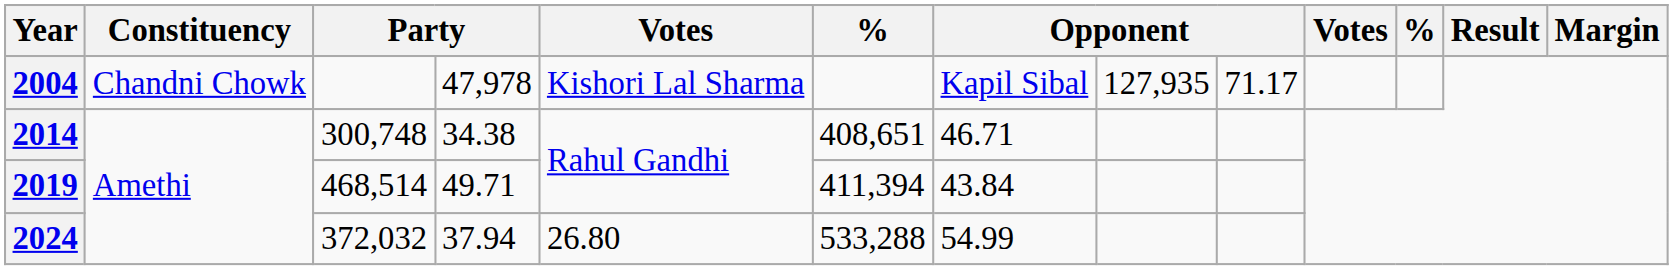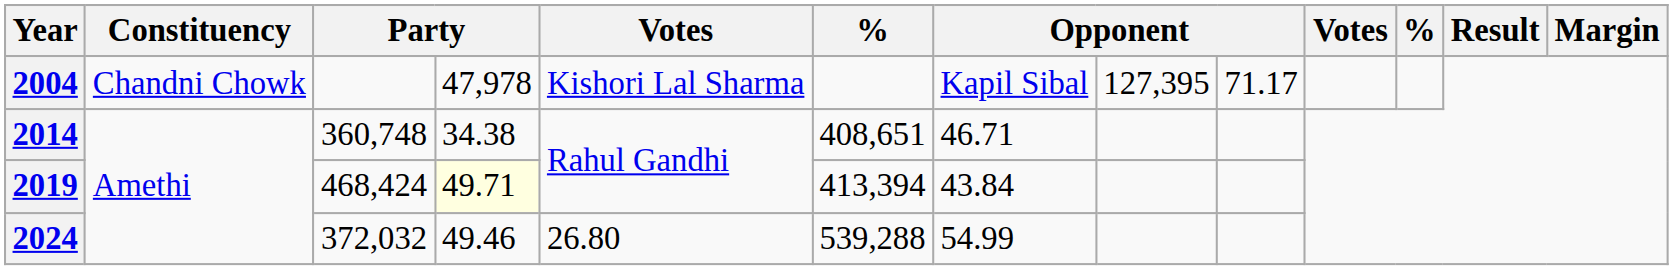(1156, 82) 127,935 -> (1156, 82) 127,395
(374, 133) 300,748 -> (374, 133) 360,748
(374, 185) 468,514 -> (374, 185) 468,424
(479, 185) no background -> (479, 185) lightyellow background
(872, 185) 411,394 -> (872, 185) 413,394
(479, 237) 37.94 -> (479, 237) 49.46
(872, 237) 533,288 -> (872, 237) 539,288
